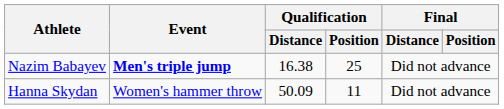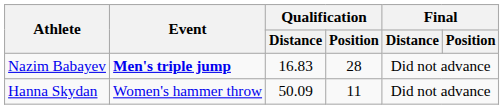(296, 66) 16.38 -> (296, 66) 16.83
(354, 66) 25 -> (354, 66) 28
